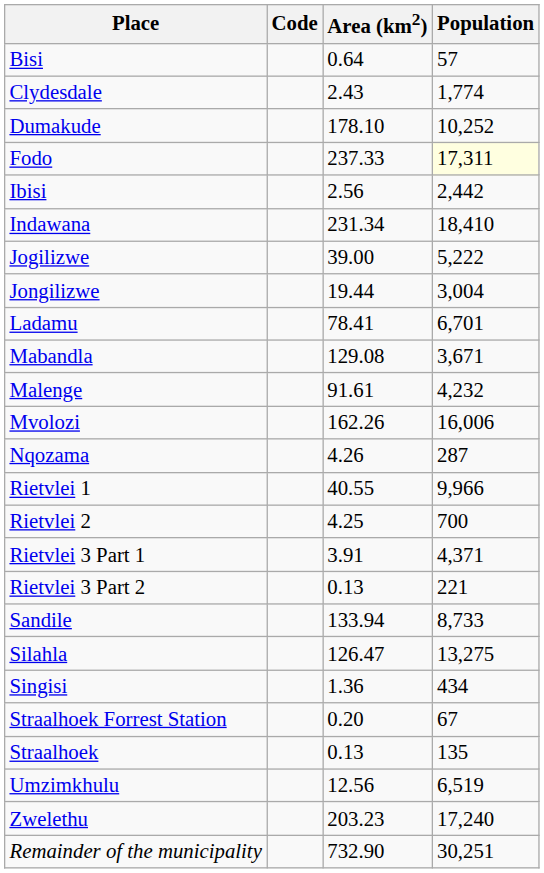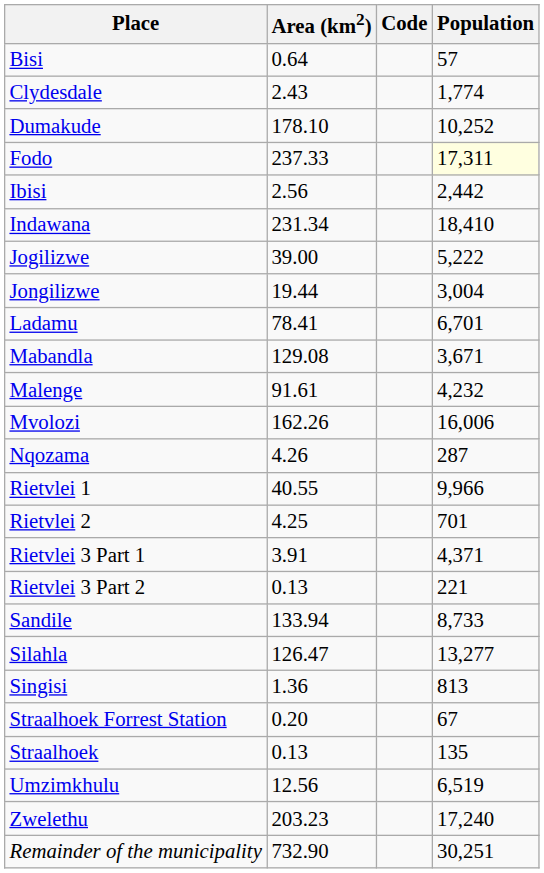columns swapped: (295, 23) <-> (377, 23)
(453, 521) 700 -> (453, 521) 701
(466, 653) 13,275 -> (466, 653) 13,277
(453, 686) 434 -> (453, 686) 813
